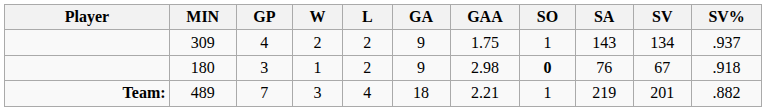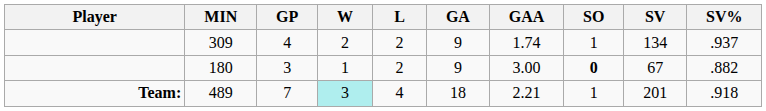- column: (604, 17)
(485, 42) 1.75 -> (526, 42) 1.74
(485, 67) 2.98 -> (526, 67) 3.00
(727, 67) .918 -> (724, 67) .882
(318, 93) no background -> (345, 93) paleturquoise background
(727, 93) .882 -> (724, 93) .918
